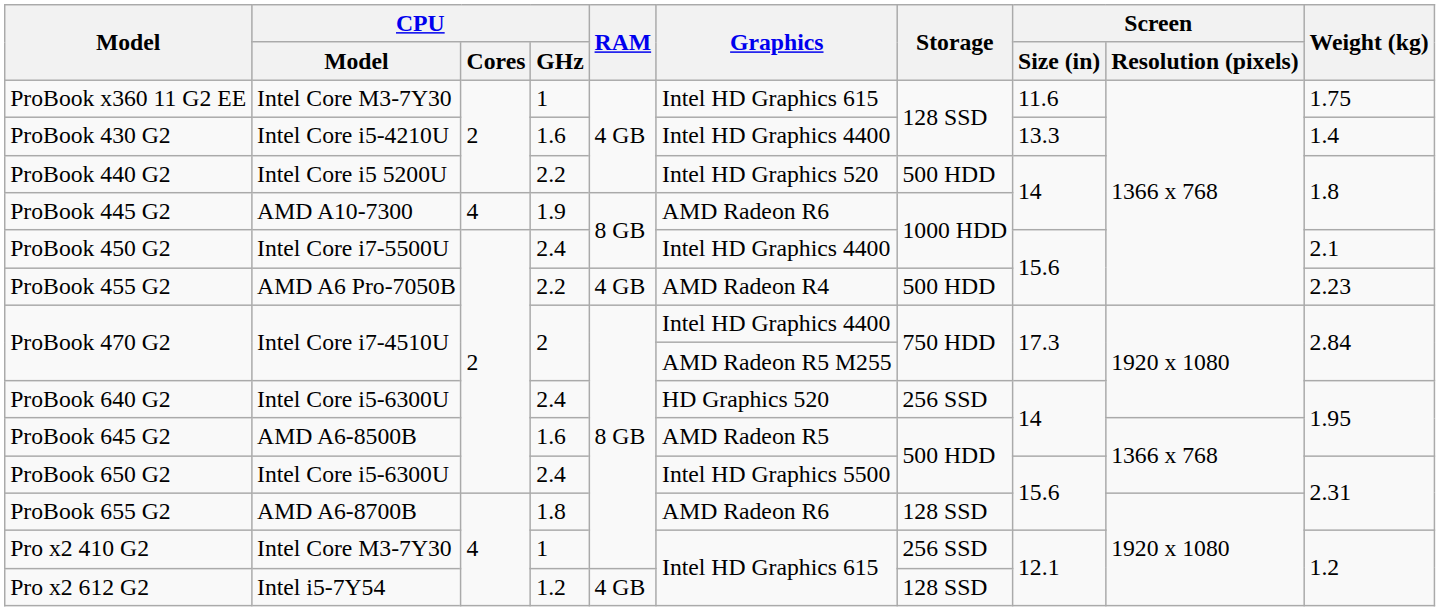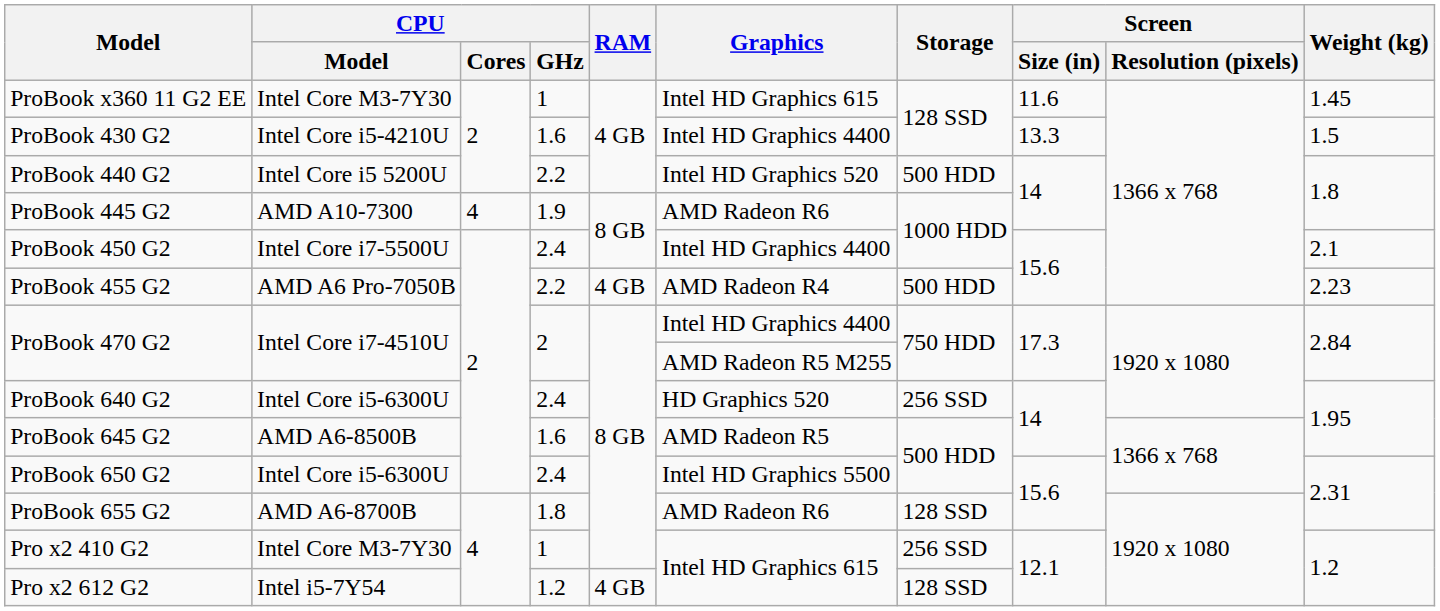(1330, 98) 1.75 -> (1330, 98) 1.45
(1324, 135) 1.4 -> (1324, 135) 1.5
